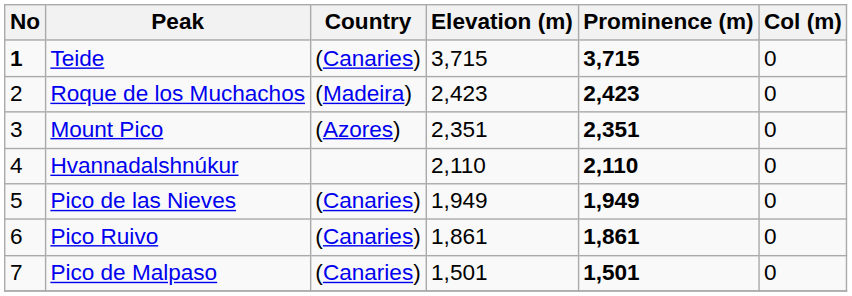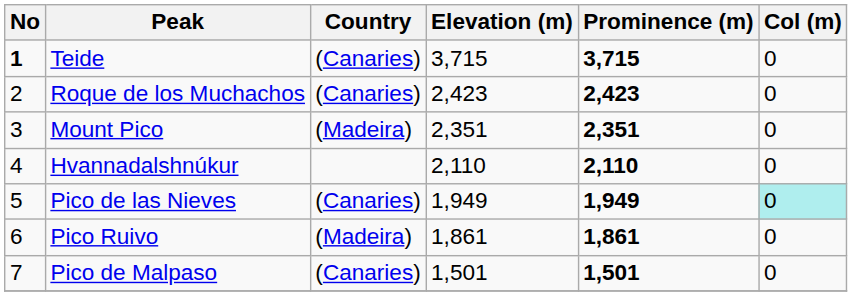(364, 93) (Madeira) -> (368, 93) (Canaries)
(358, 129) (Azores) -> (364, 129) (Madeira)
(770, 201) no background -> (770, 201) paleturquoise background
(368, 237) (Canaries) -> (364, 237) (Madeira)
